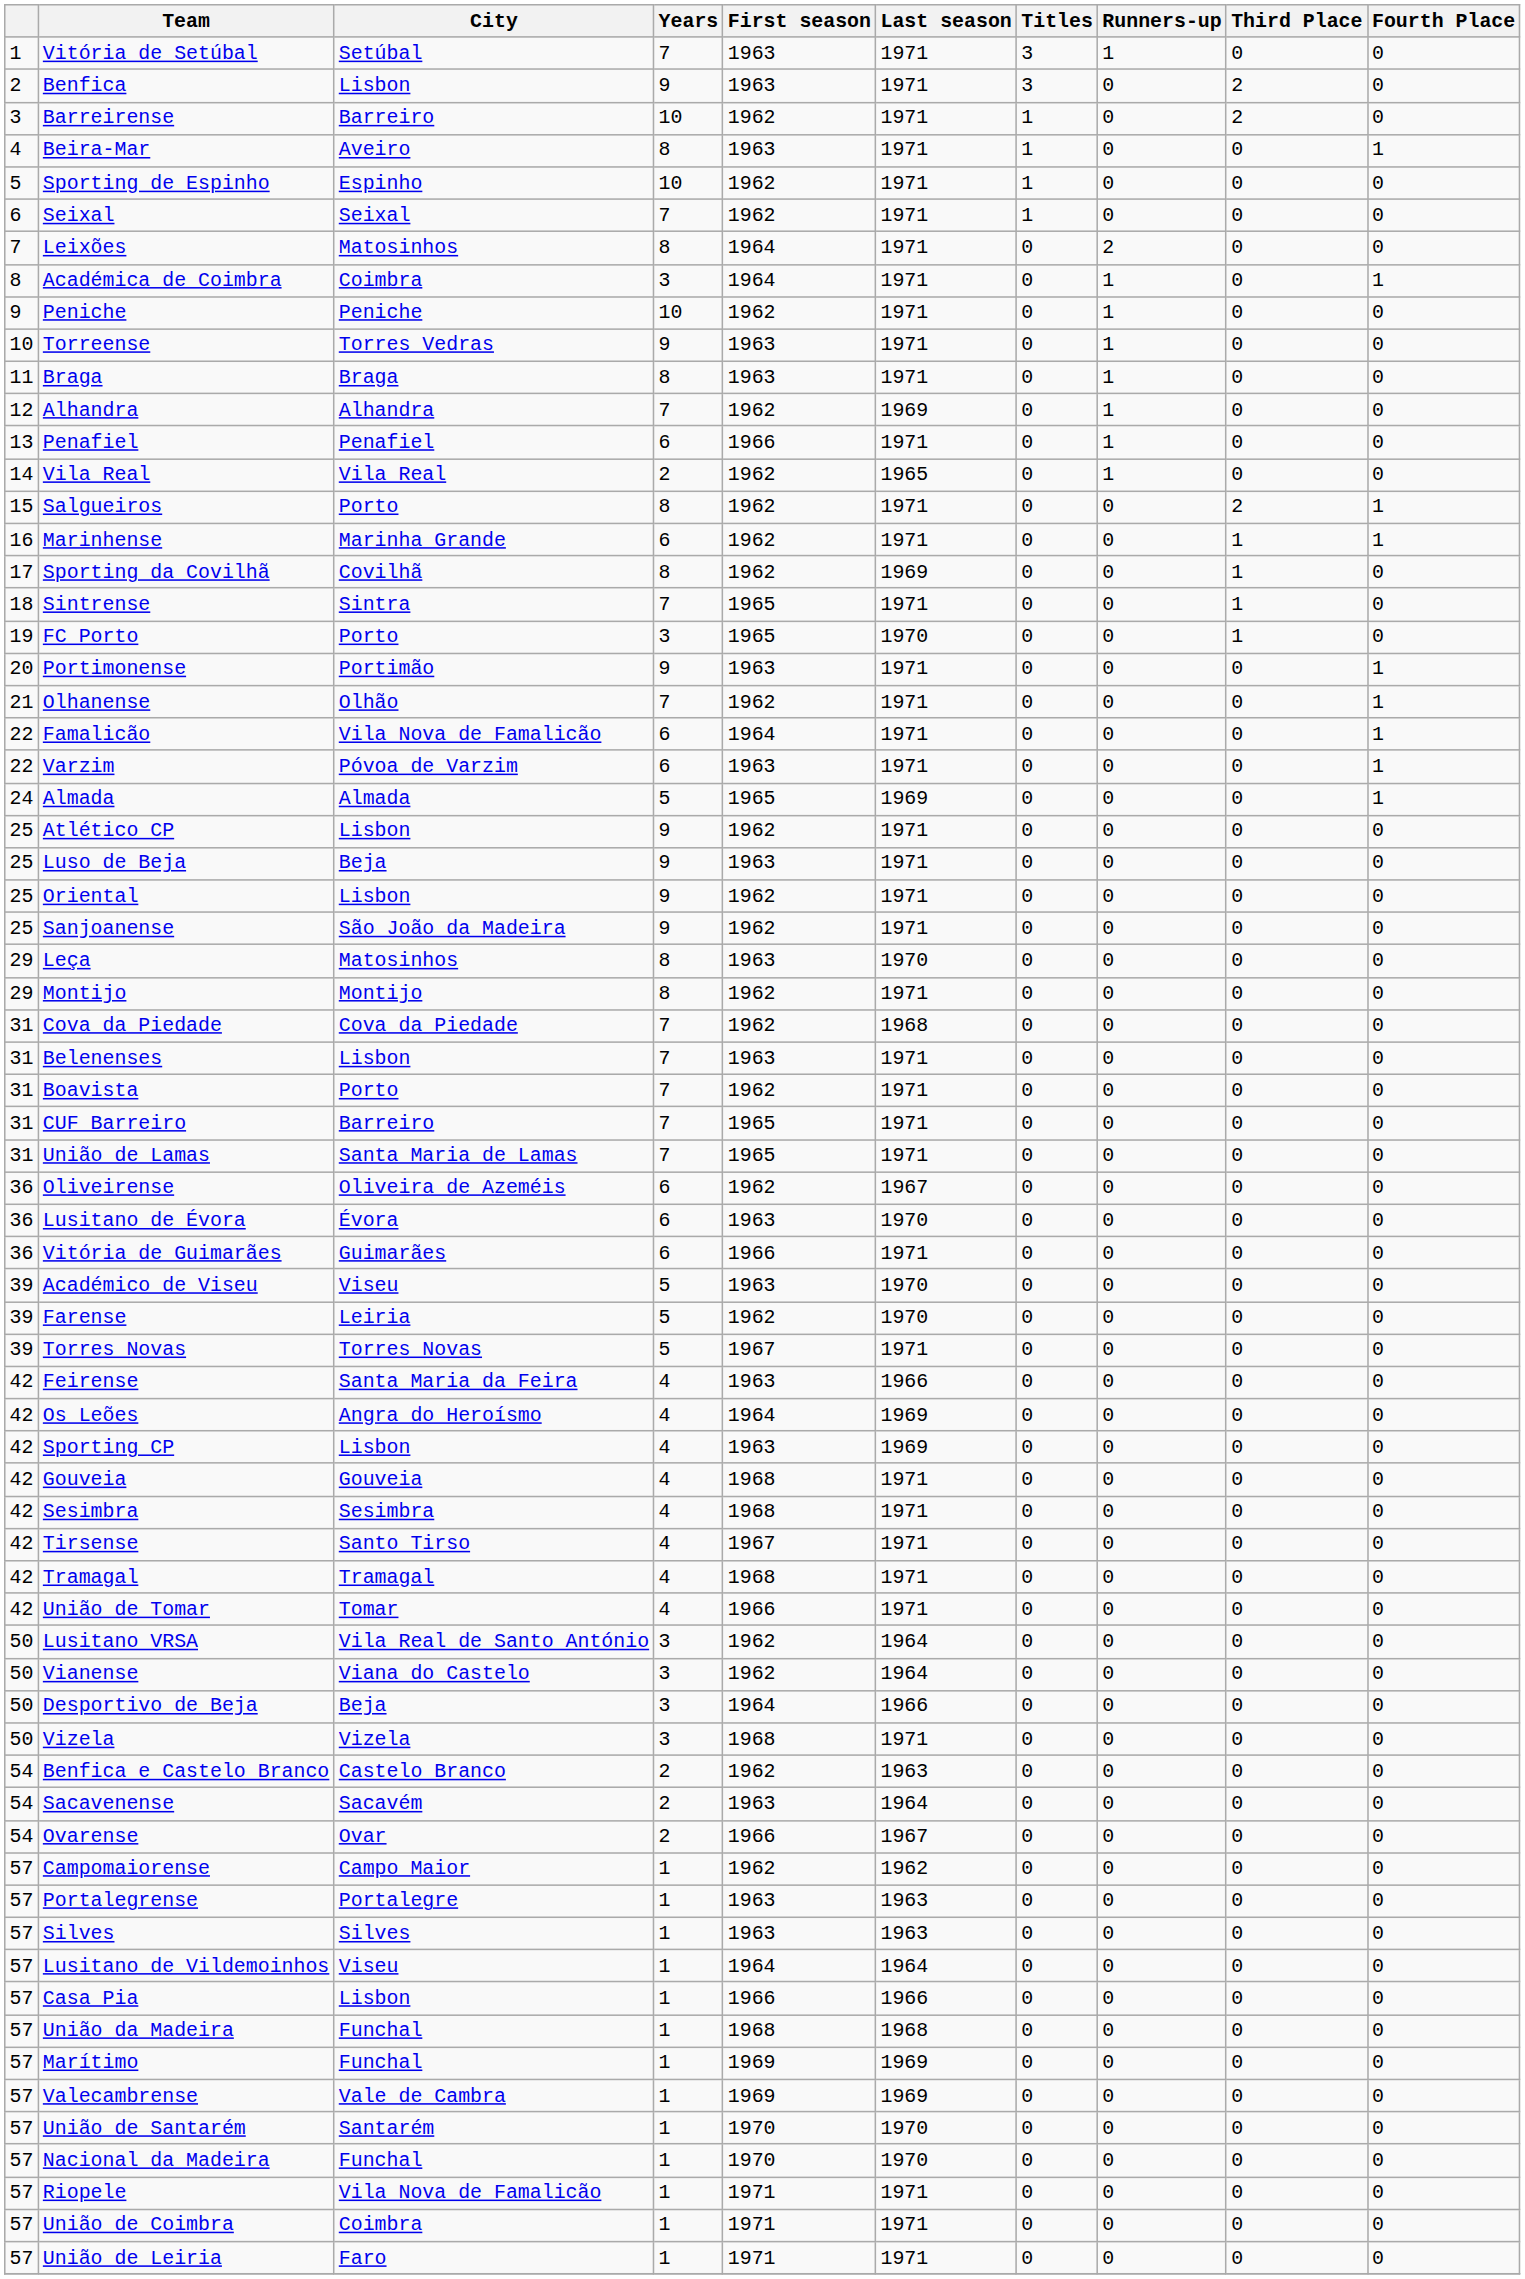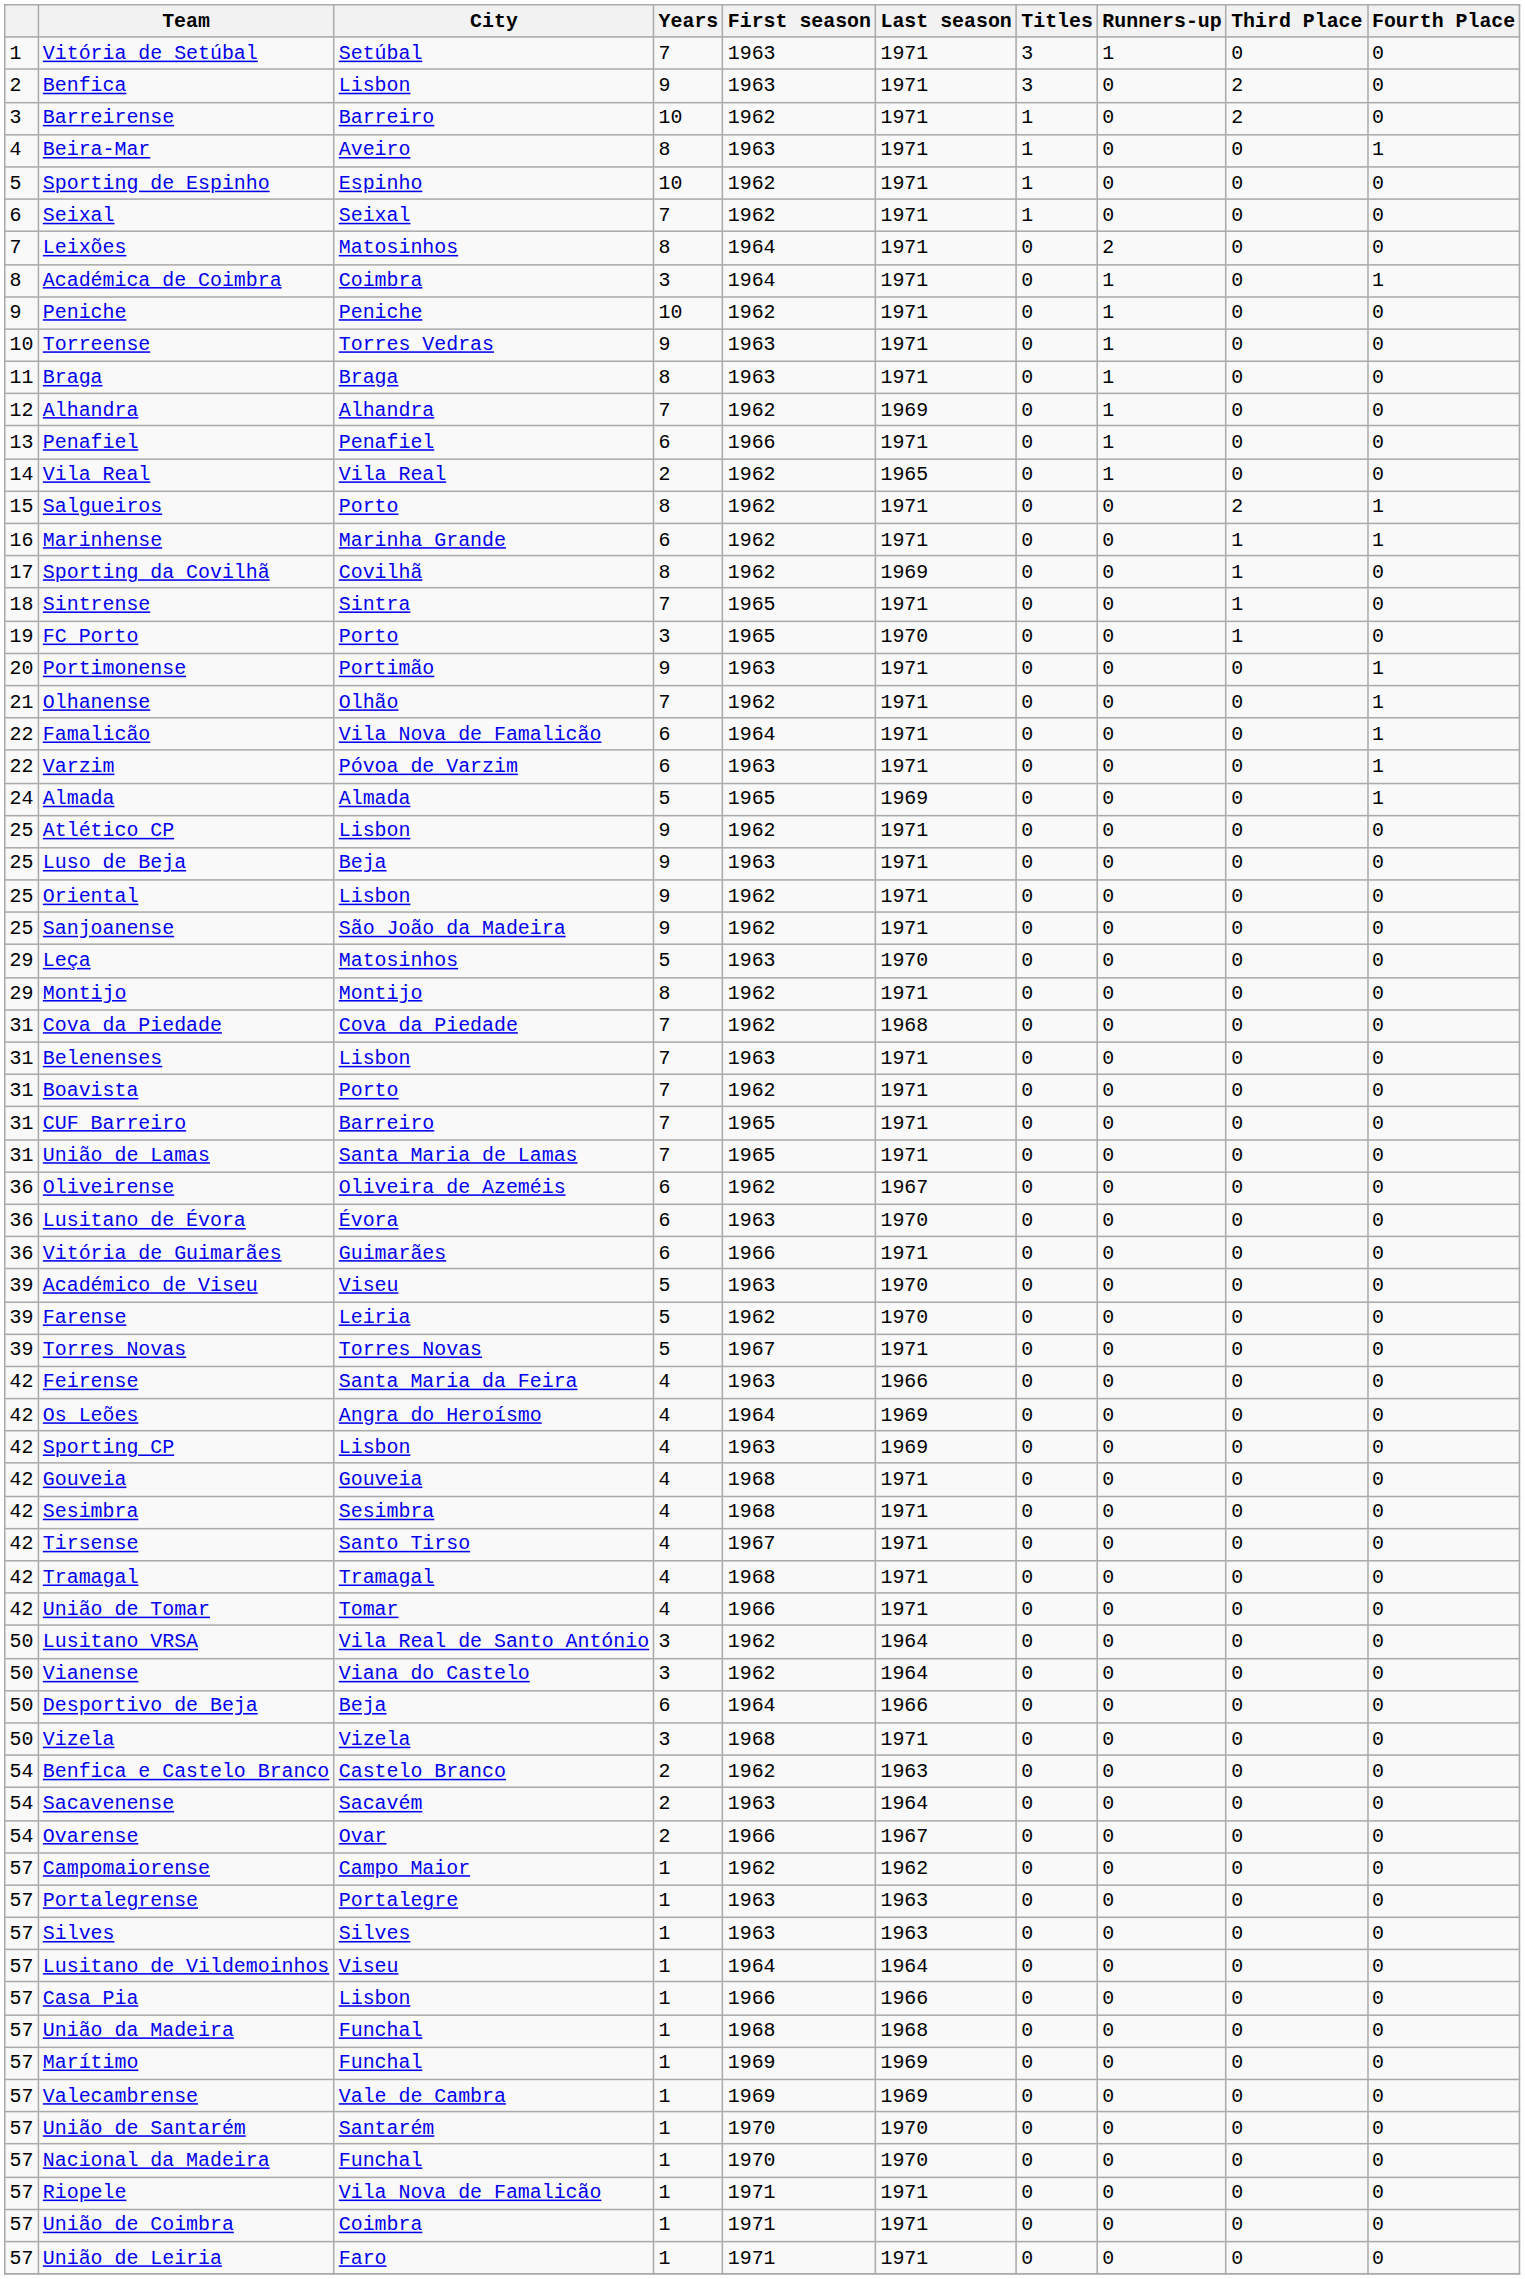(665, 961) 8 -> (665, 961) 5
(665, 1707) 3 -> (665, 1707) 6
